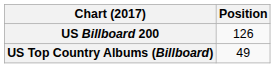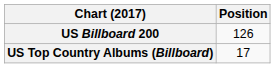(243, 53) 49 -> (243, 53) 17
